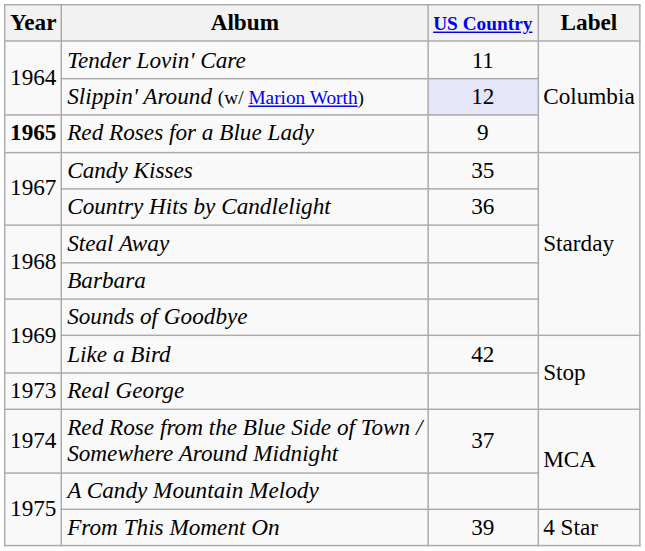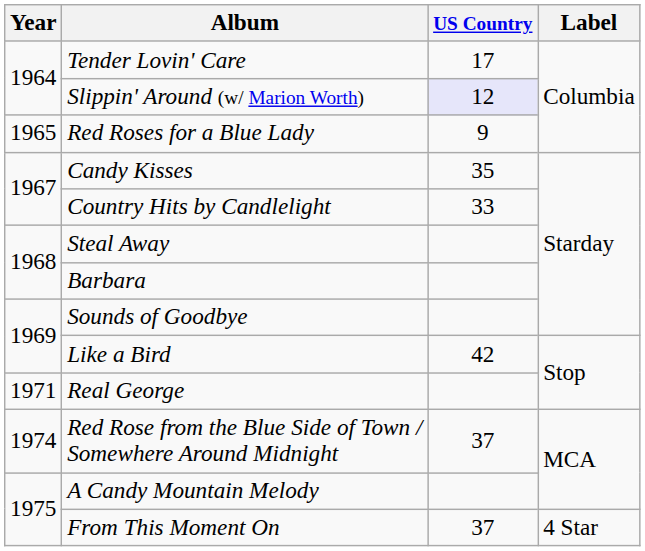(483, 59) 11 -> (483, 59) 17
(33, 133) bold -> (33, 133) normal
(483, 206) 36 -> (483, 206) 33
(33, 390) 1973 -> (33, 390) 1971
(483, 527) 39 -> (483, 527) 37
